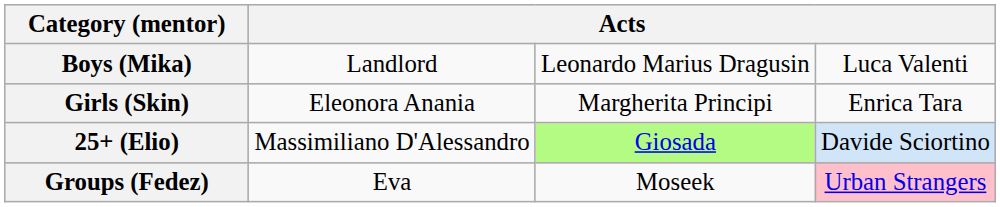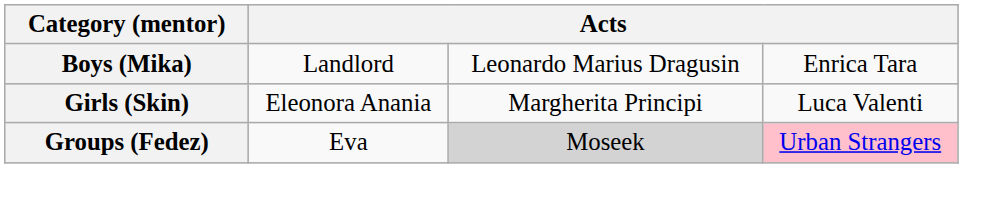(905, 63) Luca Valenti -> (860, 63) Enrica Tara
(905, 102) Enrica Tara -> (860, 102) Luca Valenti
- row: (127, 142)
(675, 181) no background -> (605, 142) lightgrey background
